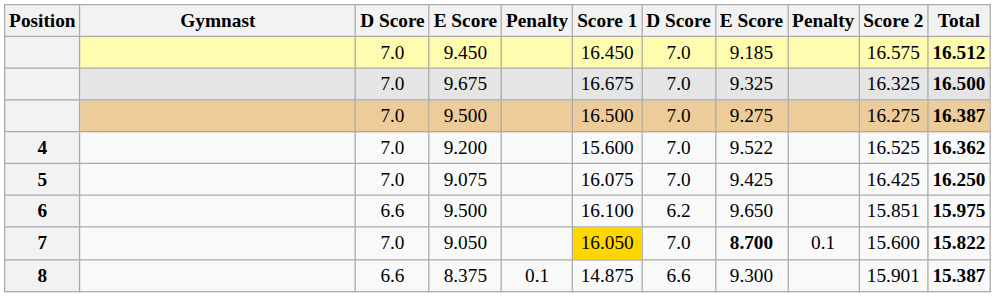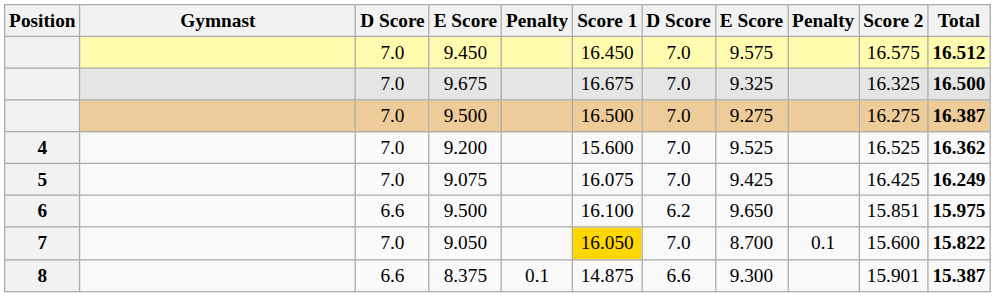(751, 52) 9.185 -> (751, 52) 9.575
(751, 147) 9.522 -> (751, 147) 9.525
(959, 179) 16.250 -> (959, 179) 16.249
(751, 243) bold -> (751, 243) normal
